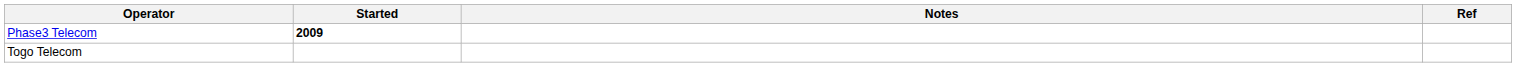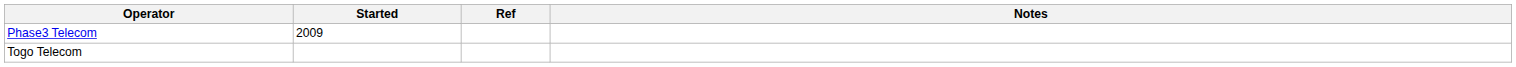columns swapped: (942, 14) <-> (1467, 14)
(309, 33) bold -> (309, 33) normal
